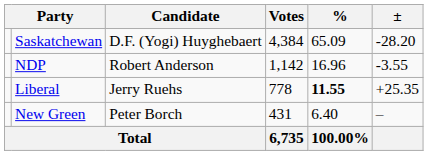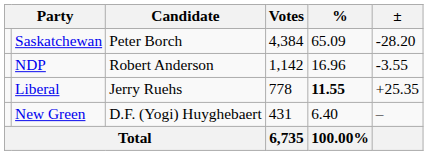(185, 41) D.F. (Yogi) Huyghebaert -> (146, 41) Peter Borch
(146, 114) Peter Borch -> (185, 114) D.F. (Yogi) Huyghebaert
